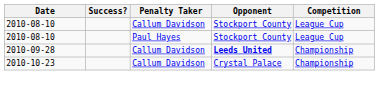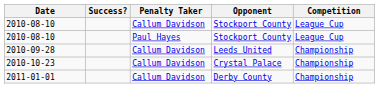(243, 50) bold -> (243, 50) normal
+ row: (30, 77)
